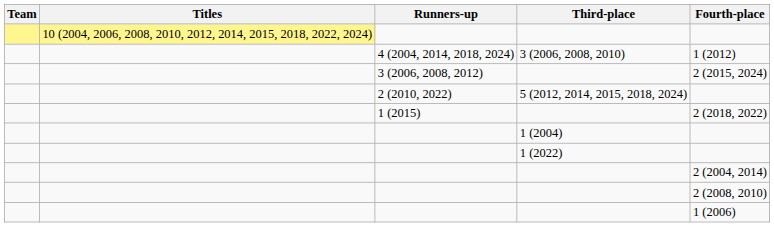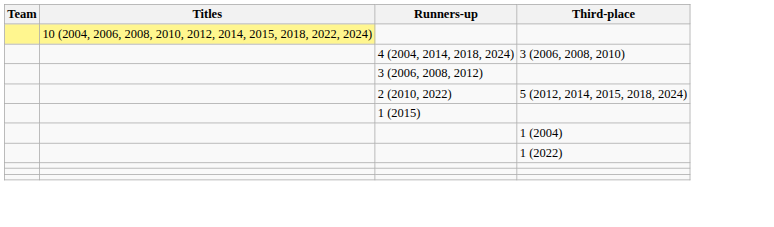- column: (730, 14)
